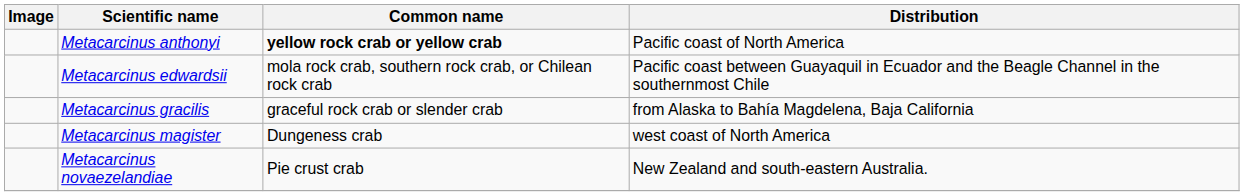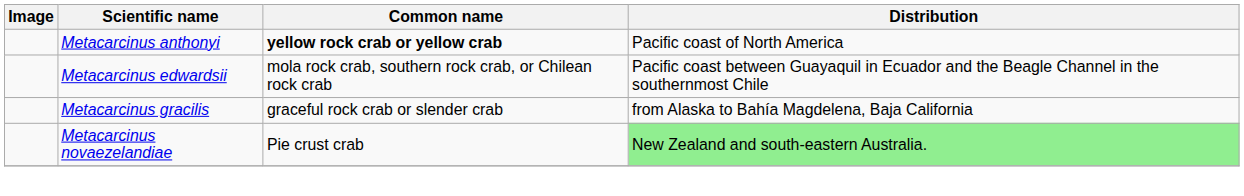- row: (141, 135)
(780, 169) no background -> (780, 144) lightgreen background
